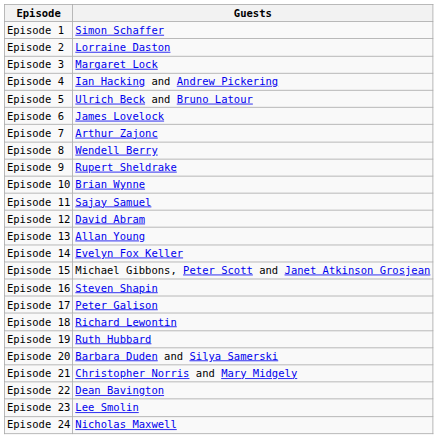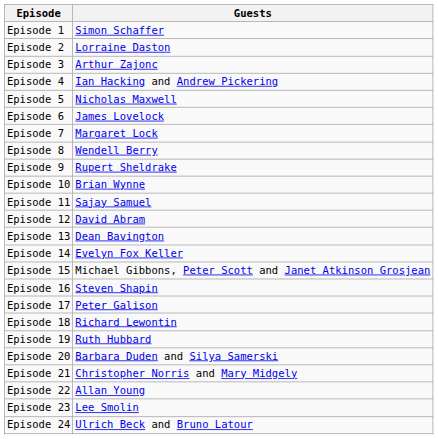(117, 64) Margaret Lock -> (117, 64) Arthur Zajonc
(164, 99) Ulrich Beck and Bruno Latour -> (126, 99) Nicholas Maxwell
(117, 133) Arthur Zajonc -> (117, 133) Margaret Lock
(110, 236) Allan Young -> (120, 236) Dean Bavington
(120, 391) Dean Bavington -> (110, 391) Allan Young
(126, 425) Nicholas Maxwell -> (164, 425) Ulrich Beck and Bruno Latour
